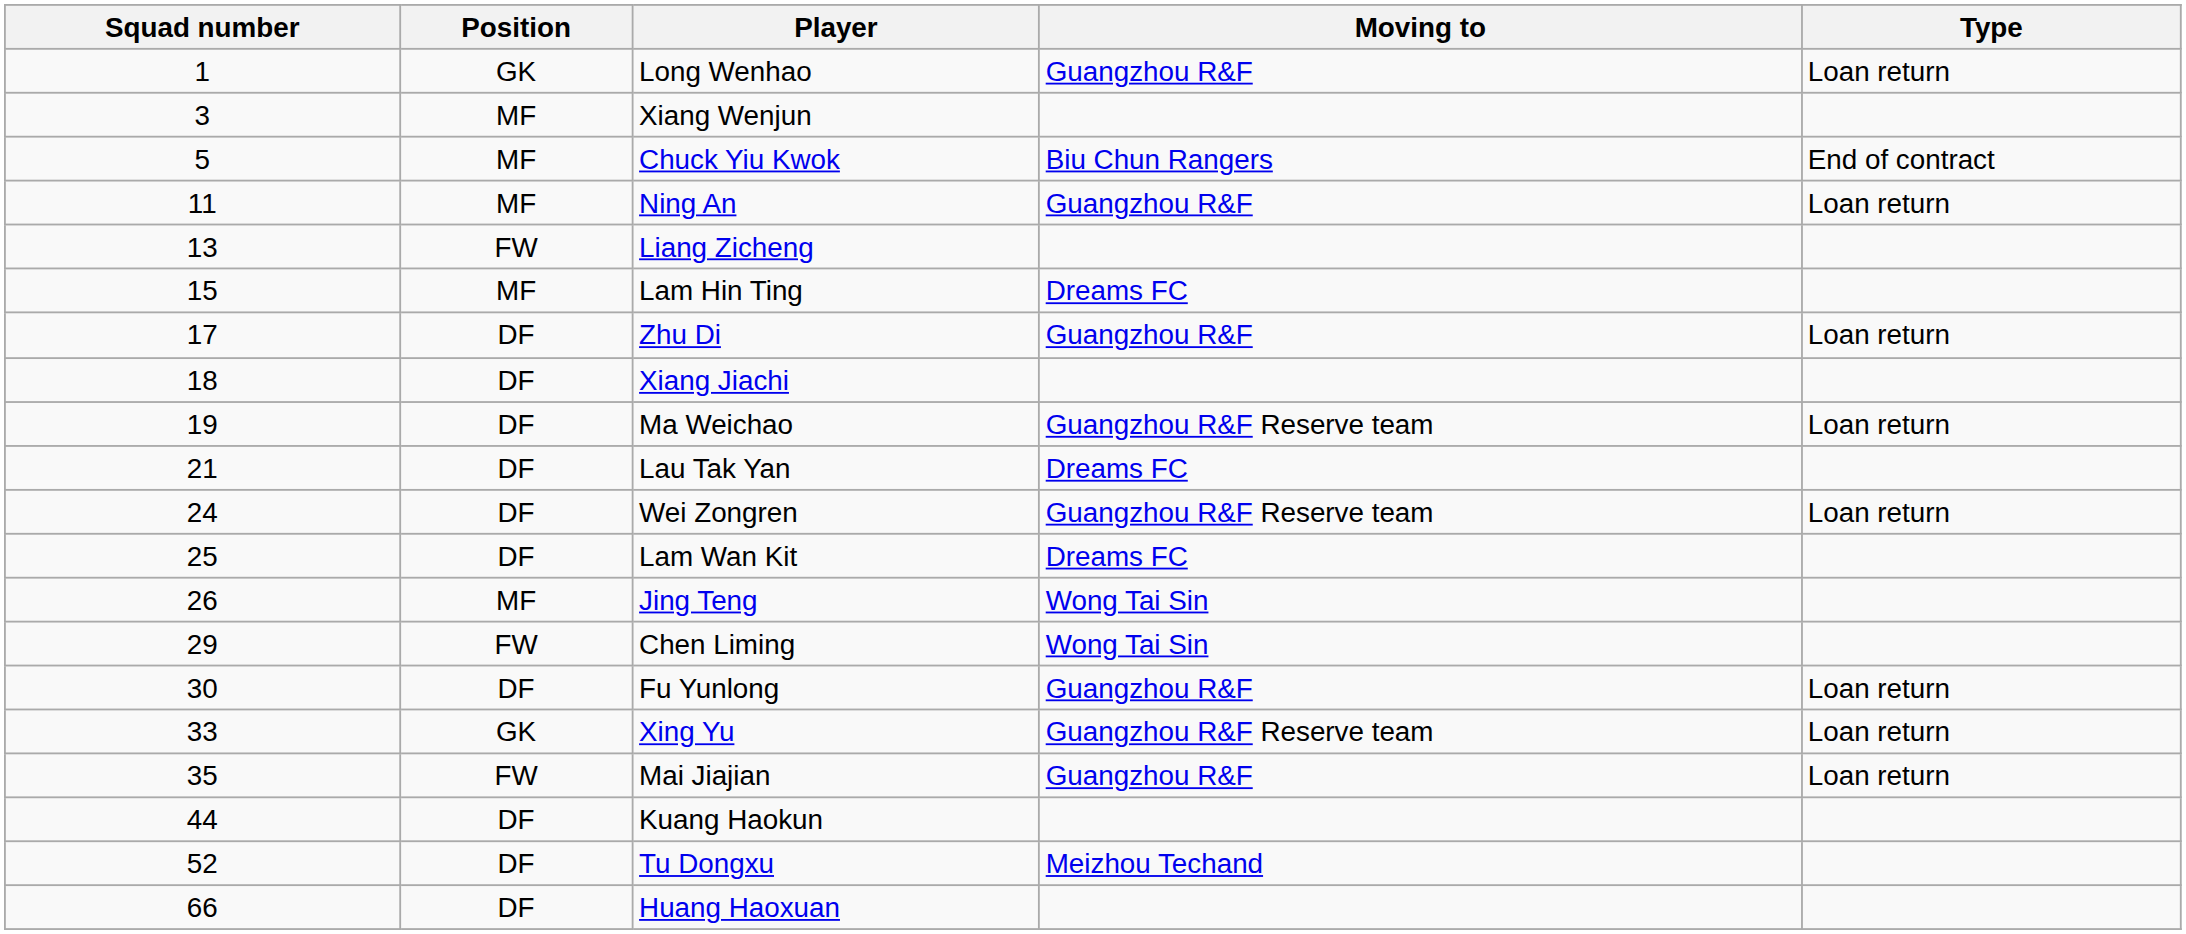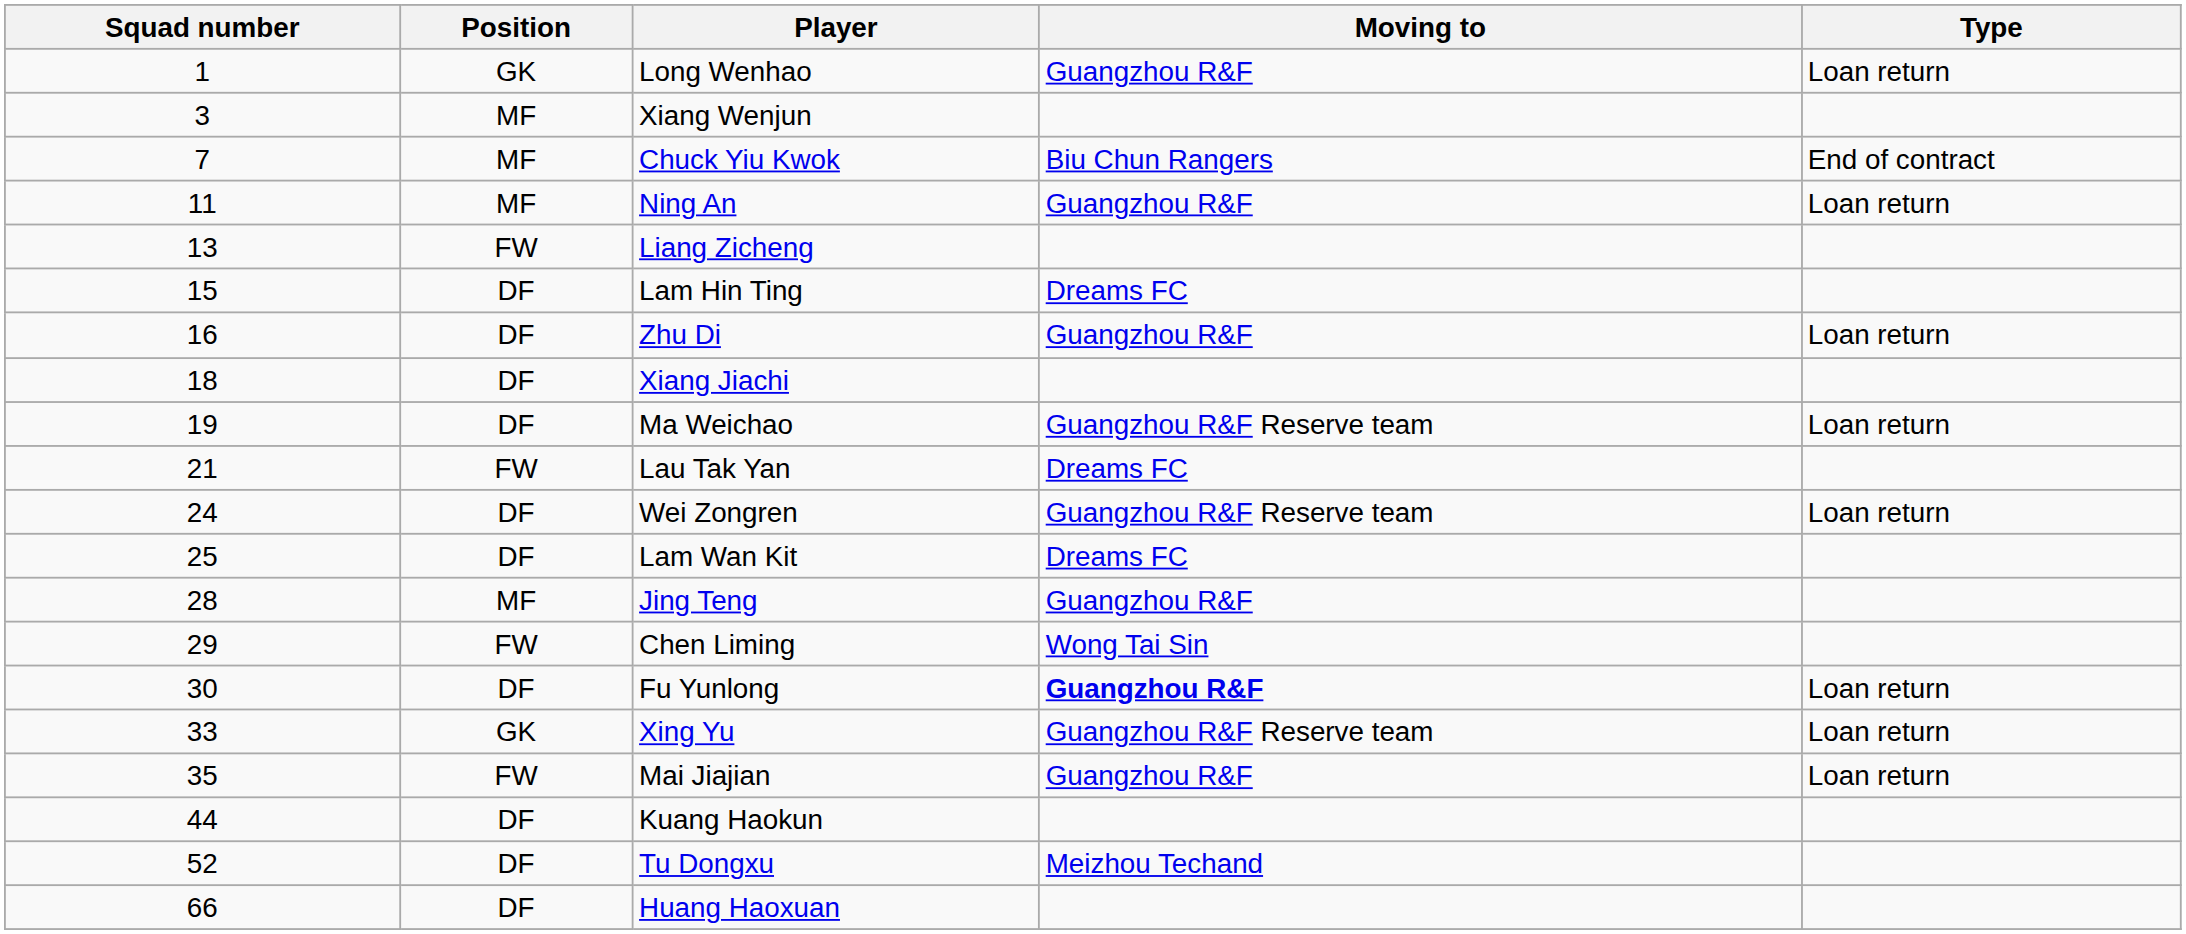(202, 159) 5 -> (202, 159) 7
(516, 291) MF -> (516, 291) DF
(202, 335) 17 -> (202, 335) 16
(516, 467) DF -> (516, 467) FW
(202, 600) 26 -> (202, 600) 28
(1127, 600) Wong Tai Sin -> (1149, 600) Guangzhou R&F
(1149, 688) normal -> (1155, 688) bold
